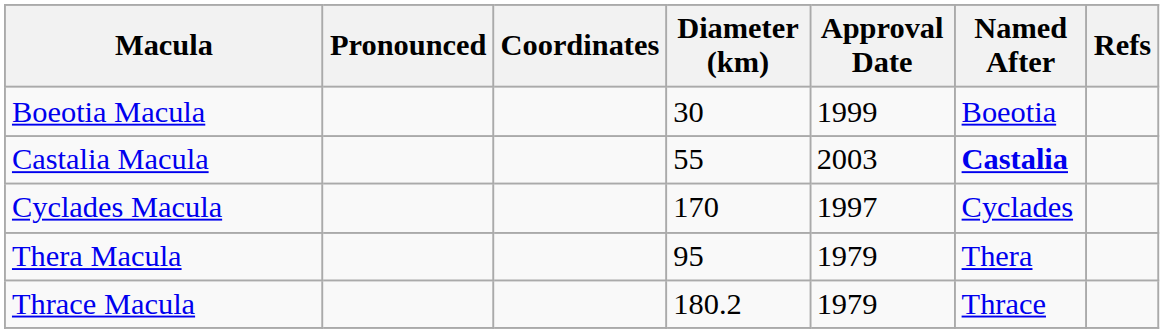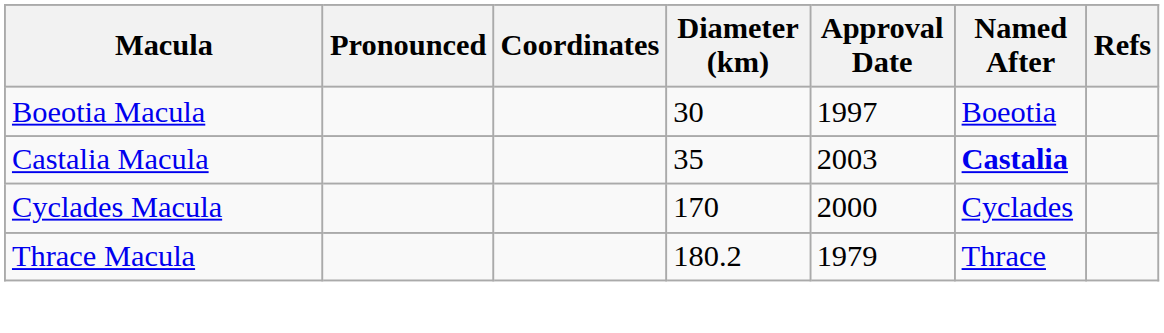(847, 111) 1999 -> (847, 111) 1997
(689, 159) 55 -> (689, 159) 35
(847, 207) 1997 -> (847, 207) 2000
- row: (97, 255)
